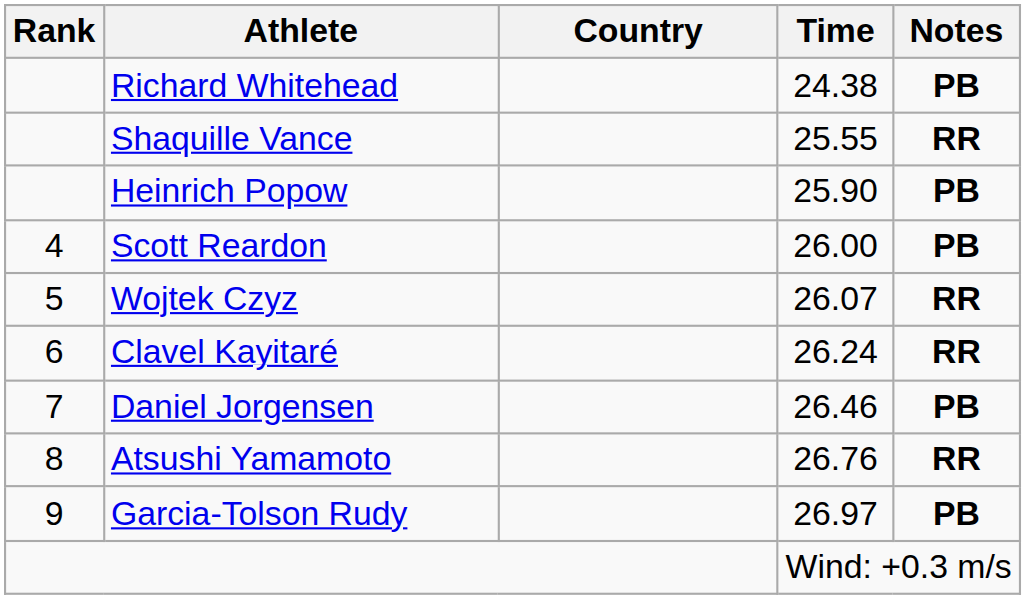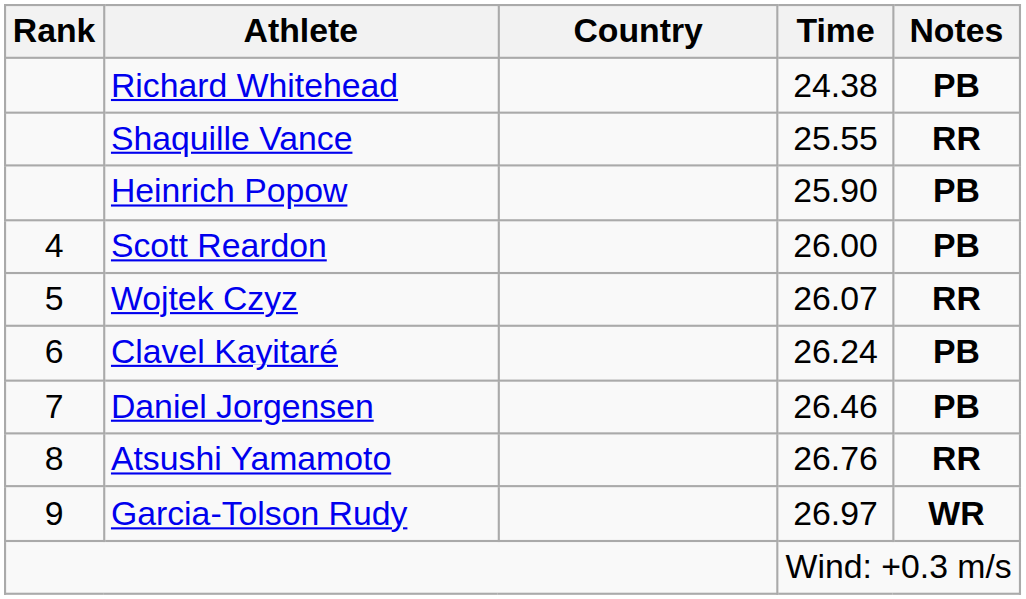(956, 352) RR -> (956, 352) PB
(956, 513) PB -> (956, 513) WR
